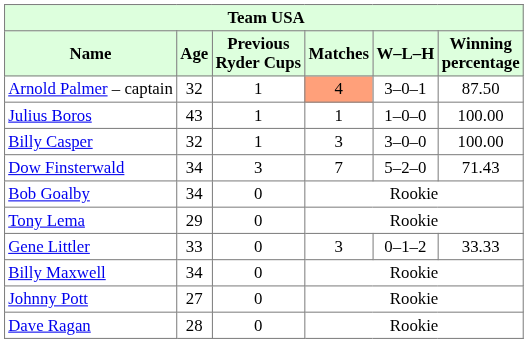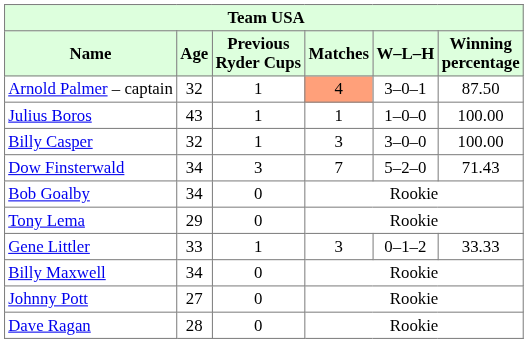(258, 246) 0 -> (258, 246) 1
